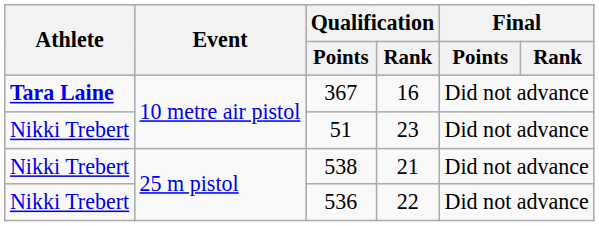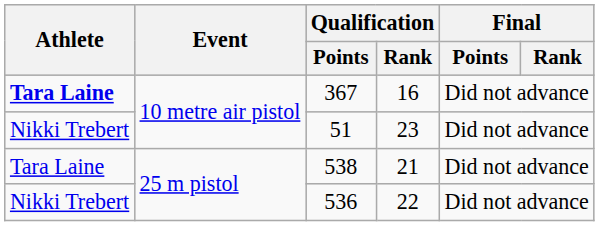(70, 166) Nikki Trebert -> (57, 166) Tara Laine
